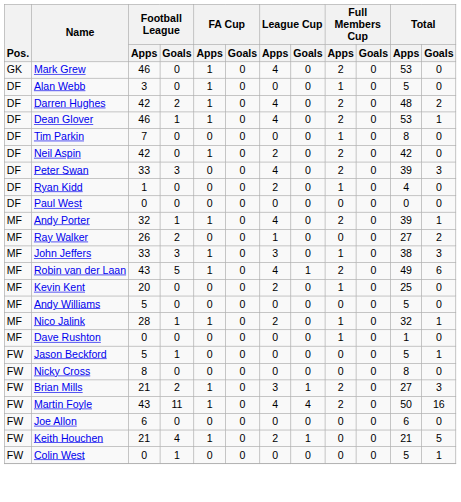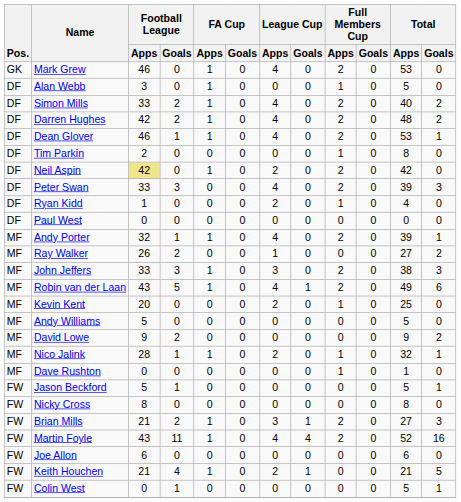+ row: (61, 103)
(144, 137) 7 -> (144, 153) 2
(144, 153) no background -> (144, 170) khaki background
(341, 254) 1 -> (341, 271) 2
+ row: (62, 338)
(406, 405) 50 -> (406, 438) 52
